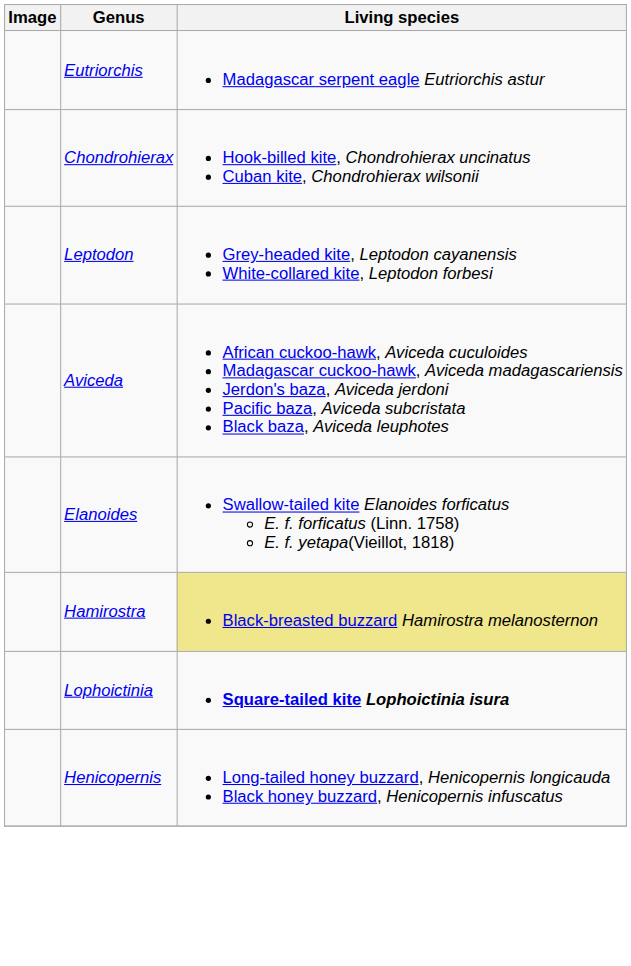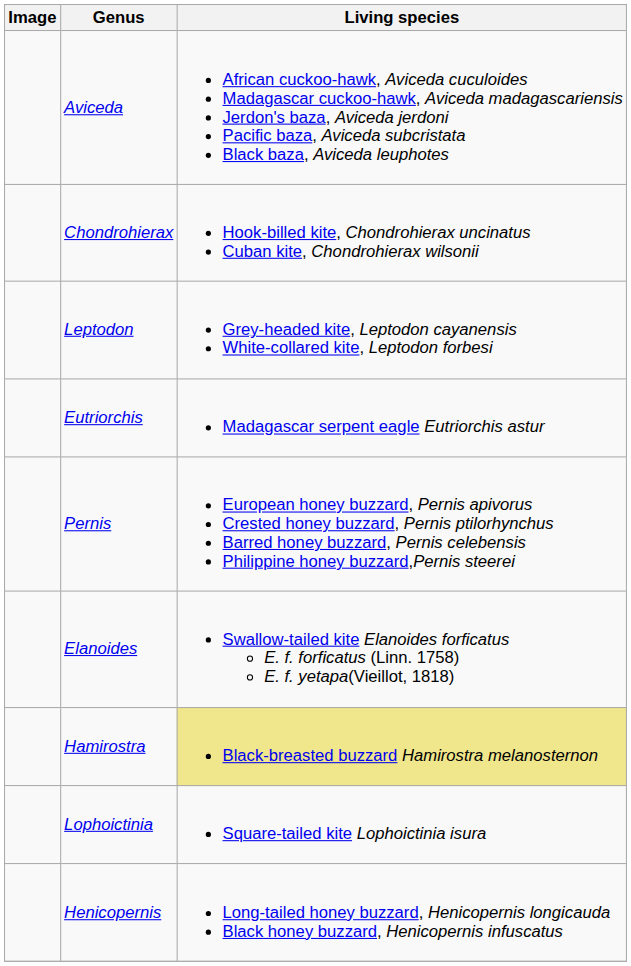rows swapped: (103, 70) <-> (94, 380)
+ row: (88, 524)
(402, 700) bold -> (402, 834) normal
